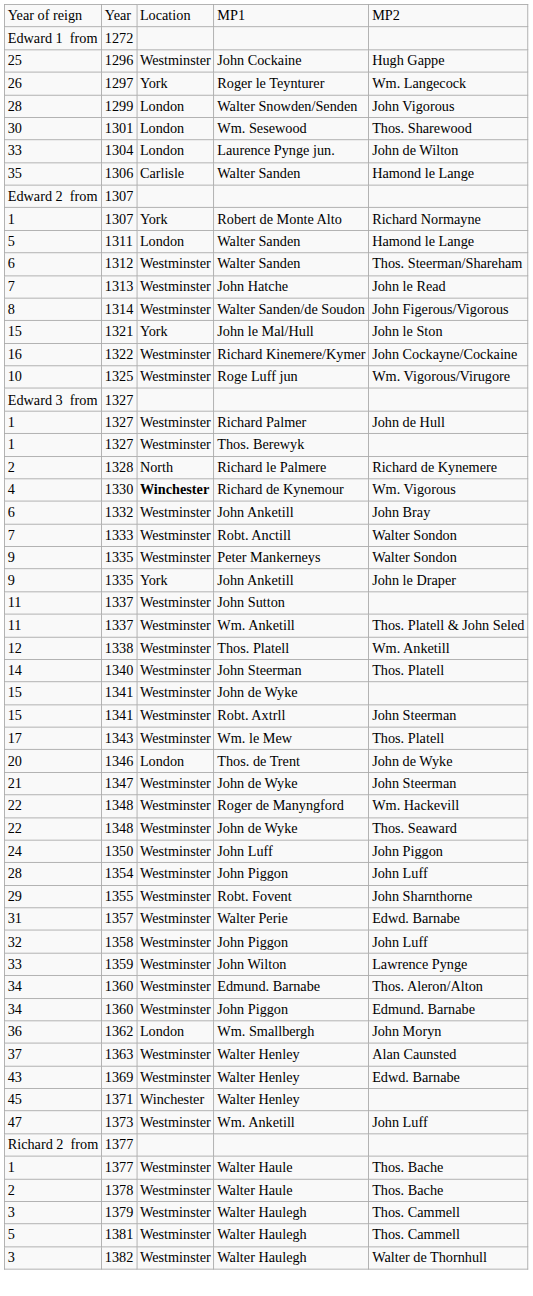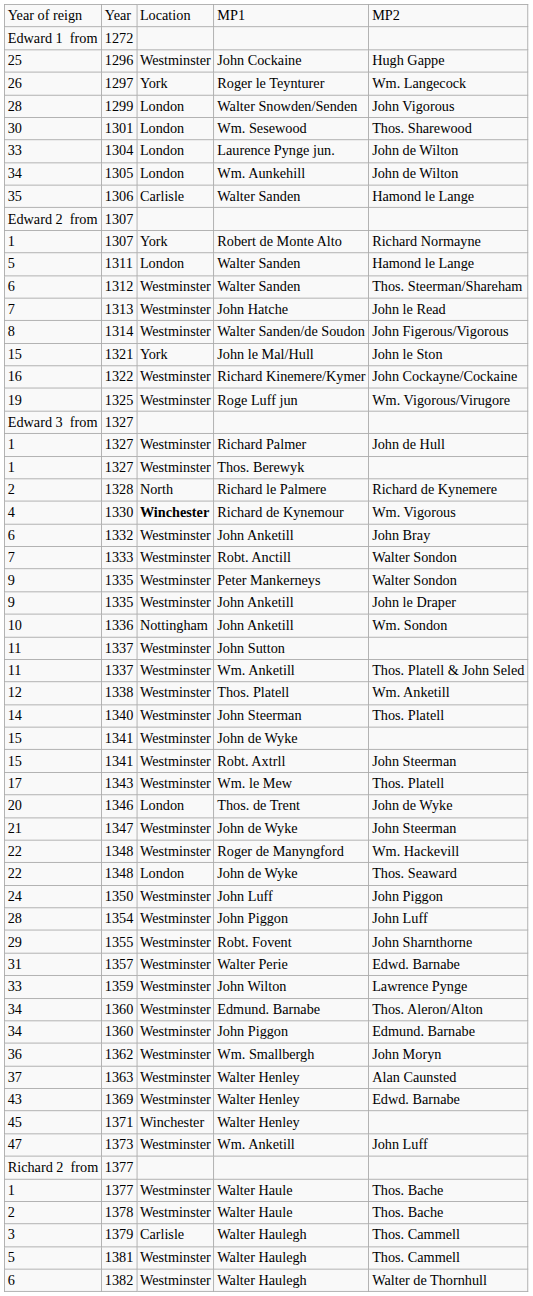+ row: (119, 173)
(15, 377) 10 -> (15, 399) 19
(154, 580) York -> (175, 602) Westminster
+ row: (119, 625)
(175, 828) Westminster -> (162, 873) London
- row: (119, 941)
(162, 1032) London -> (175, 1054) Westminster
(175, 1212) Westminster -> (162, 1235) Carlisle
(11, 1257) 3 -> (11, 1280) 6
